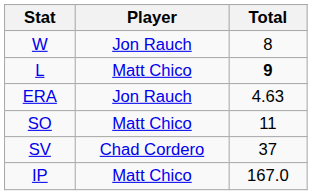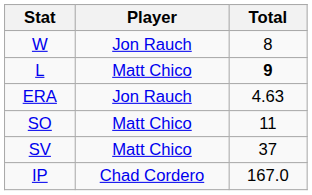(152, 149) Chad Cordero -> (152, 149) Matt Chico
(152, 176) Matt Chico -> (152, 176) Chad Cordero
